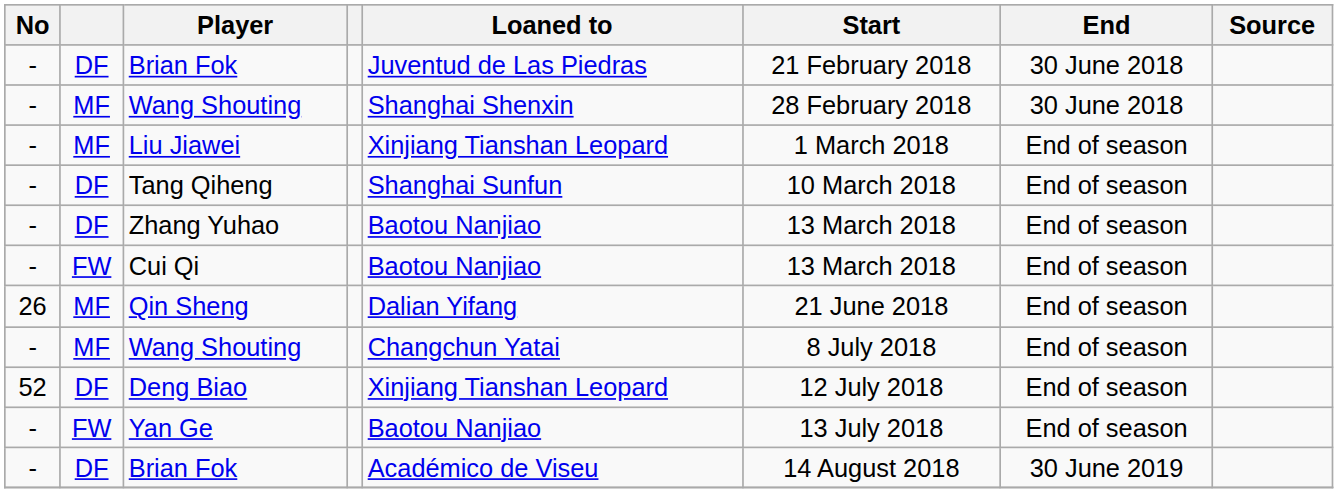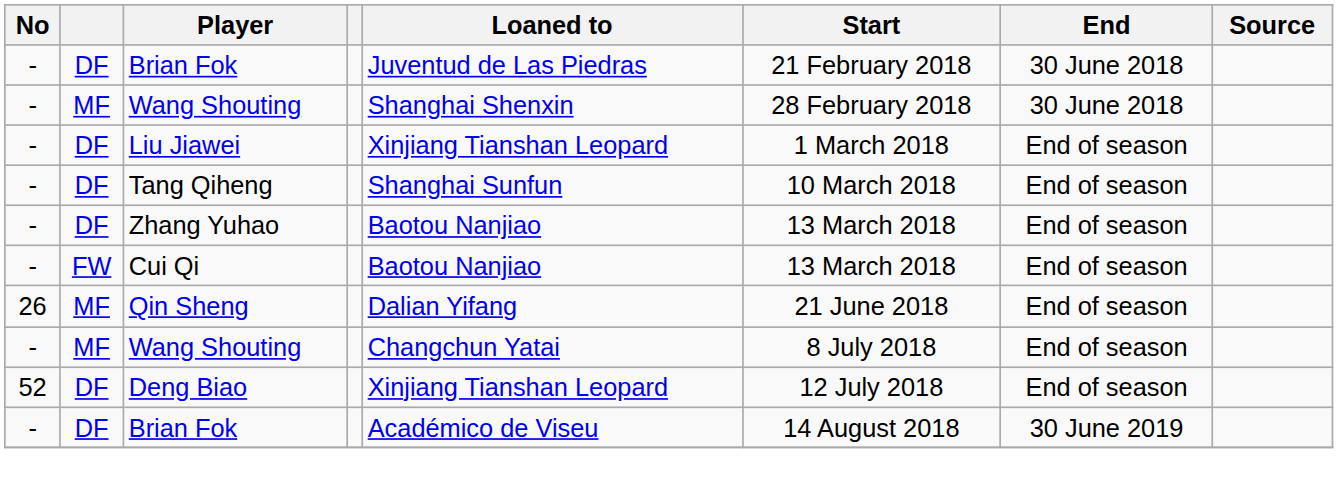(92, 146) MF -> (92, 146) DF
- row: (33, 427)
